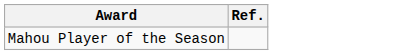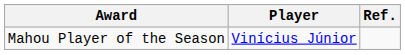+ column: (294, 16)
